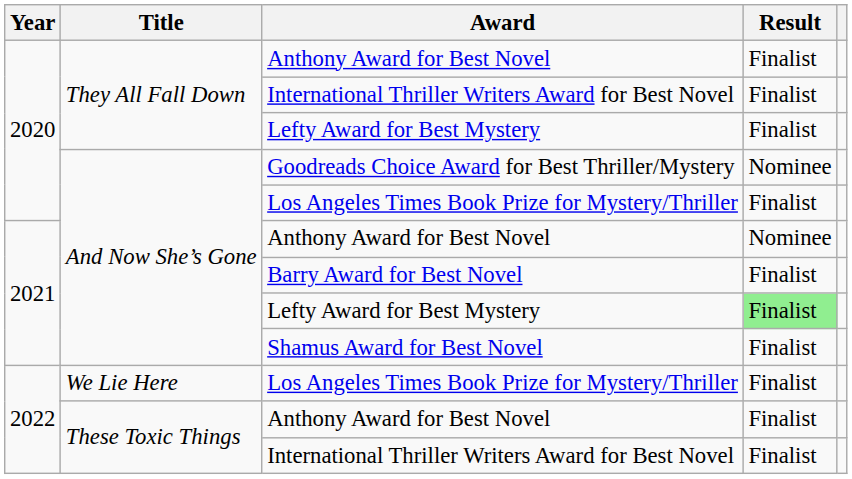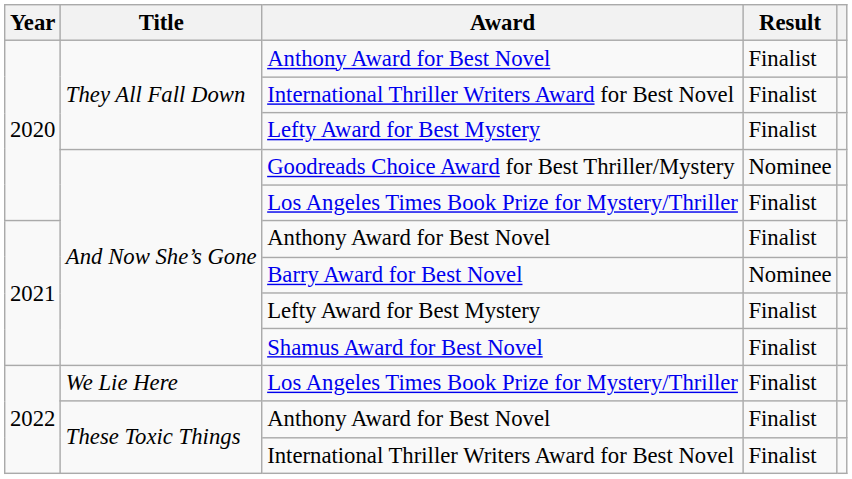(790, 238) Nominee -> (782, 238) Finalist
(782, 274) Finalist -> (790, 274) Nominee
(782, 310) lightgreen background -> (782, 310) no background
